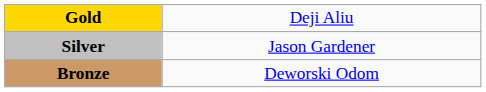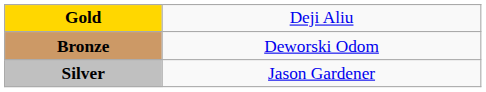rows swapped: (83, 45) <-> (83, 73)
